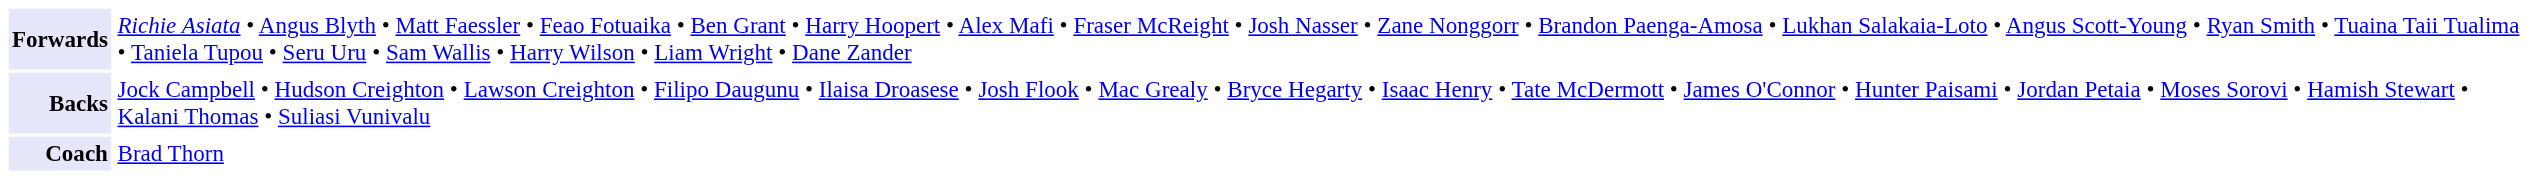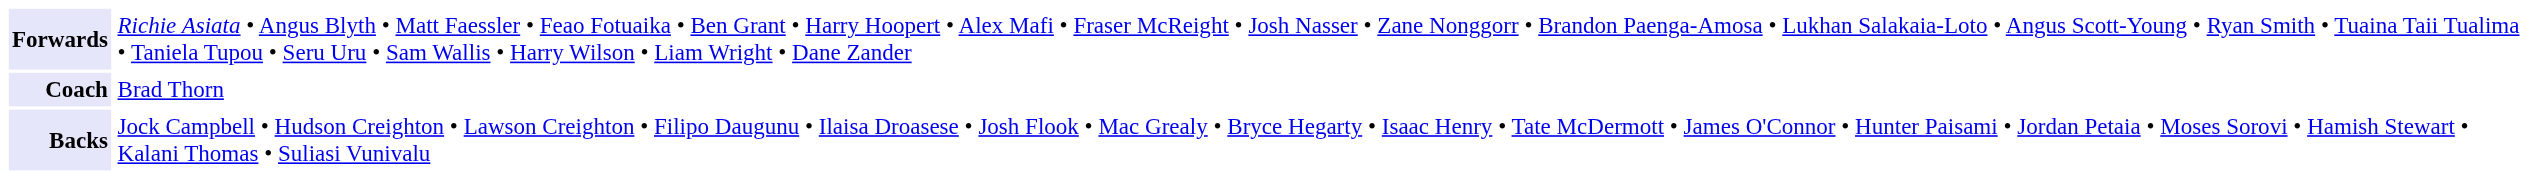rows swapped: (78, 102) <-> (77, 153)
